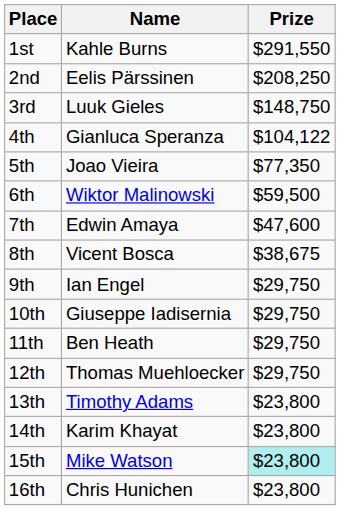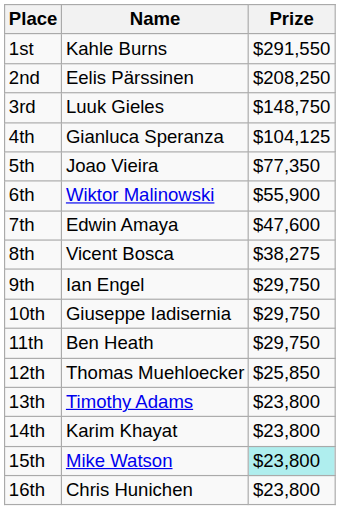(292, 136) $104,122 -> (292, 136) $104,125
(286, 195) $59,500 -> (286, 195) $55,900
(286, 254) $38,675 -> (286, 254) $38,275
(286, 372) $29,750 -> (286, 372) $25,850
